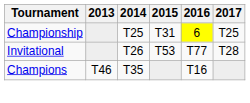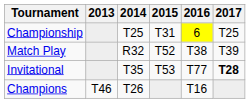+ row: (36, 51)
(133, 51) T26 -> (133, 70) T35
(229, 51) normal -> (229, 70) bold
(133, 70) T35 -> (133, 88) T26
